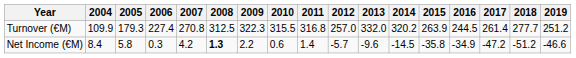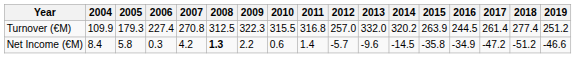(525, 28) 277.7 -> (525, 28) 277.4
